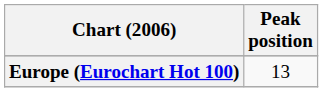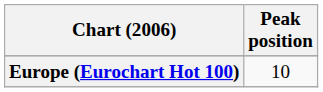(280, 71) 13 -> (280, 71) 10
